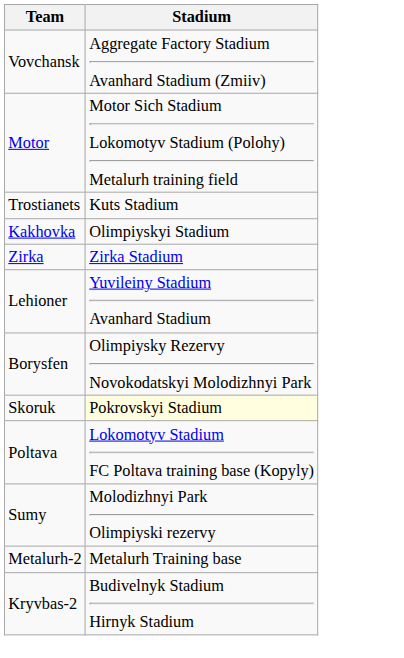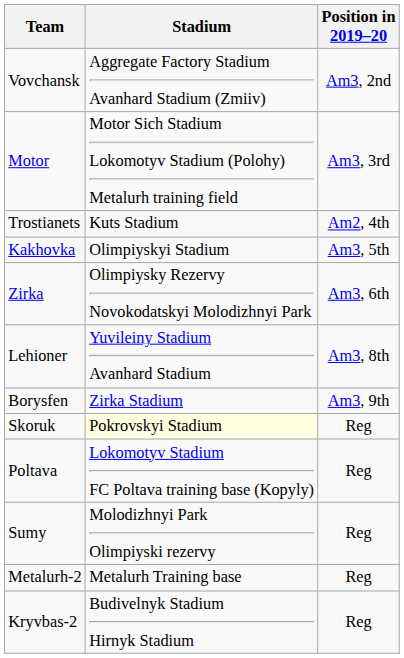+ column: (359, 26)
(136, 257) Zirka Stadium -> (202, 293) Olimpiysky Rezervy Novokodatskyi Molodizhnyi Park
(202, 363) Olimpiysky Rezervy Novokodatskyi Molodizhnyi Park -> (136, 400) Zirka Stadium
